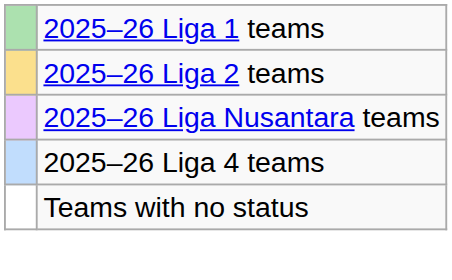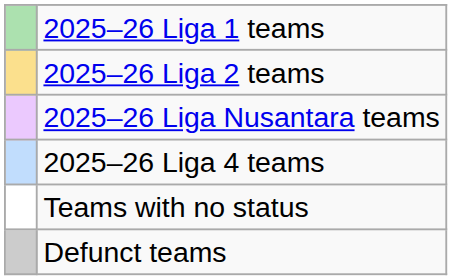+ row: (135, 253)
